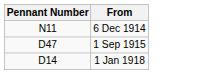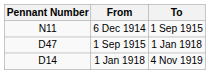+ column: (177, 12)
